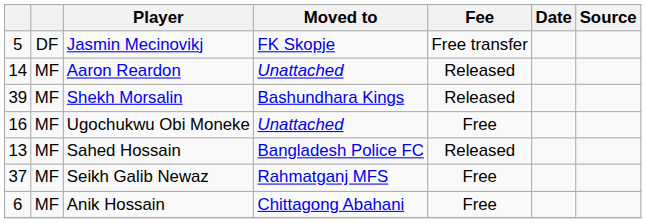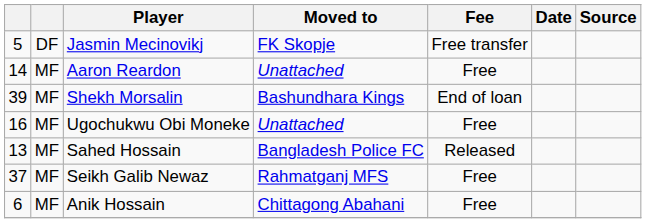(480, 71) Released -> (480, 71) Free
(480, 97) Released -> (480, 97) End of loan
